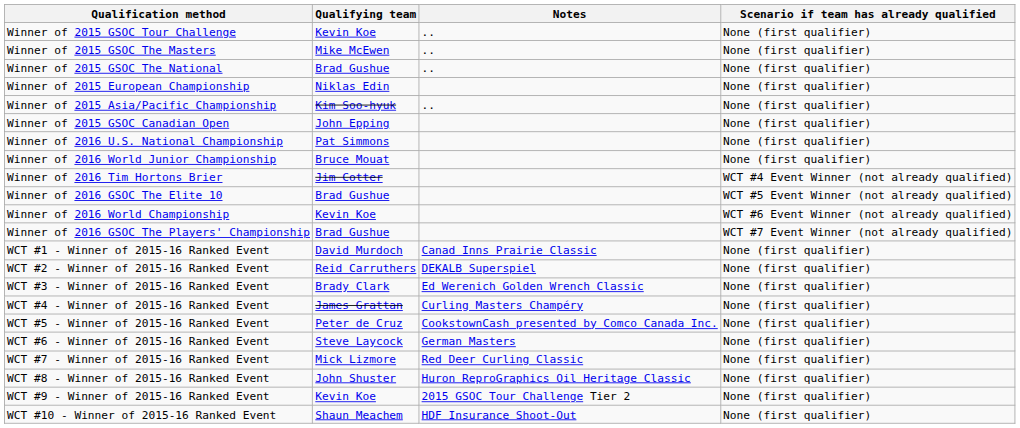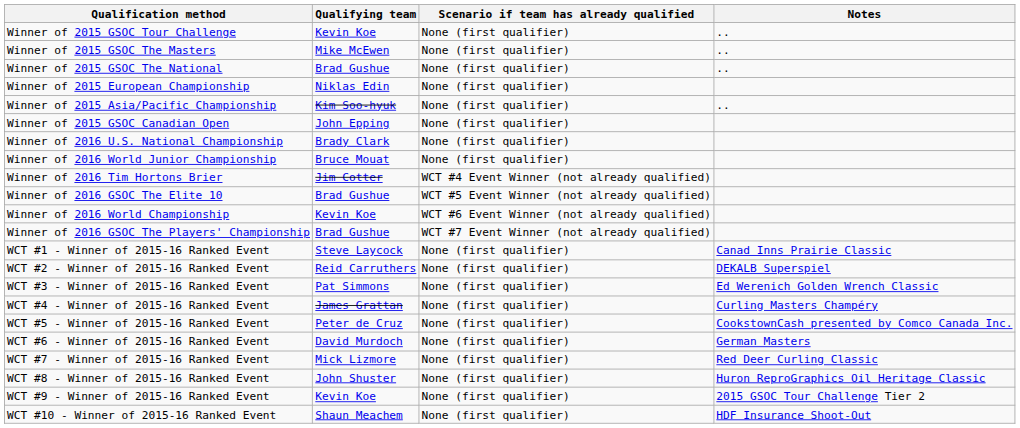columns swapped: (868, 14) <-> (570, 14)
(352, 141) Pat Simmons -> (352, 141) Brady Clark
(359, 250) David Murdoch -> (359, 250) Steve Laycock
(352, 287) Brady Clark -> (352, 287) Pat Simmons
(359, 342) Steve Laycock -> (359, 342) David Murdoch
